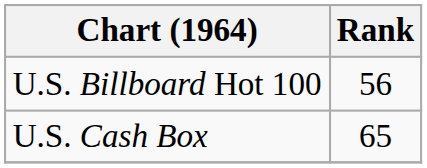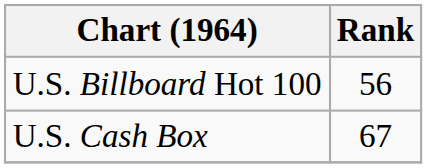(375, 135) 65 -> (375, 135) 67
